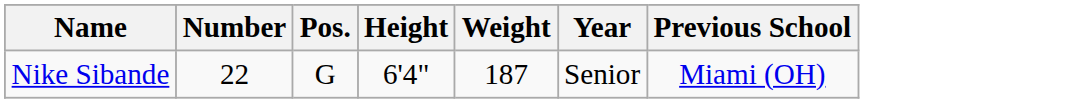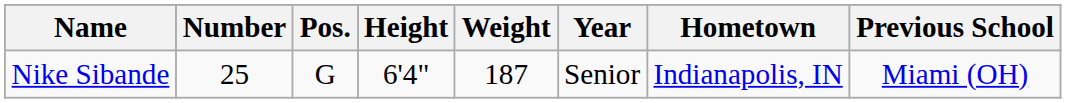+ column: (748, 27)
(235, 73) 22 -> (235, 73) 25
